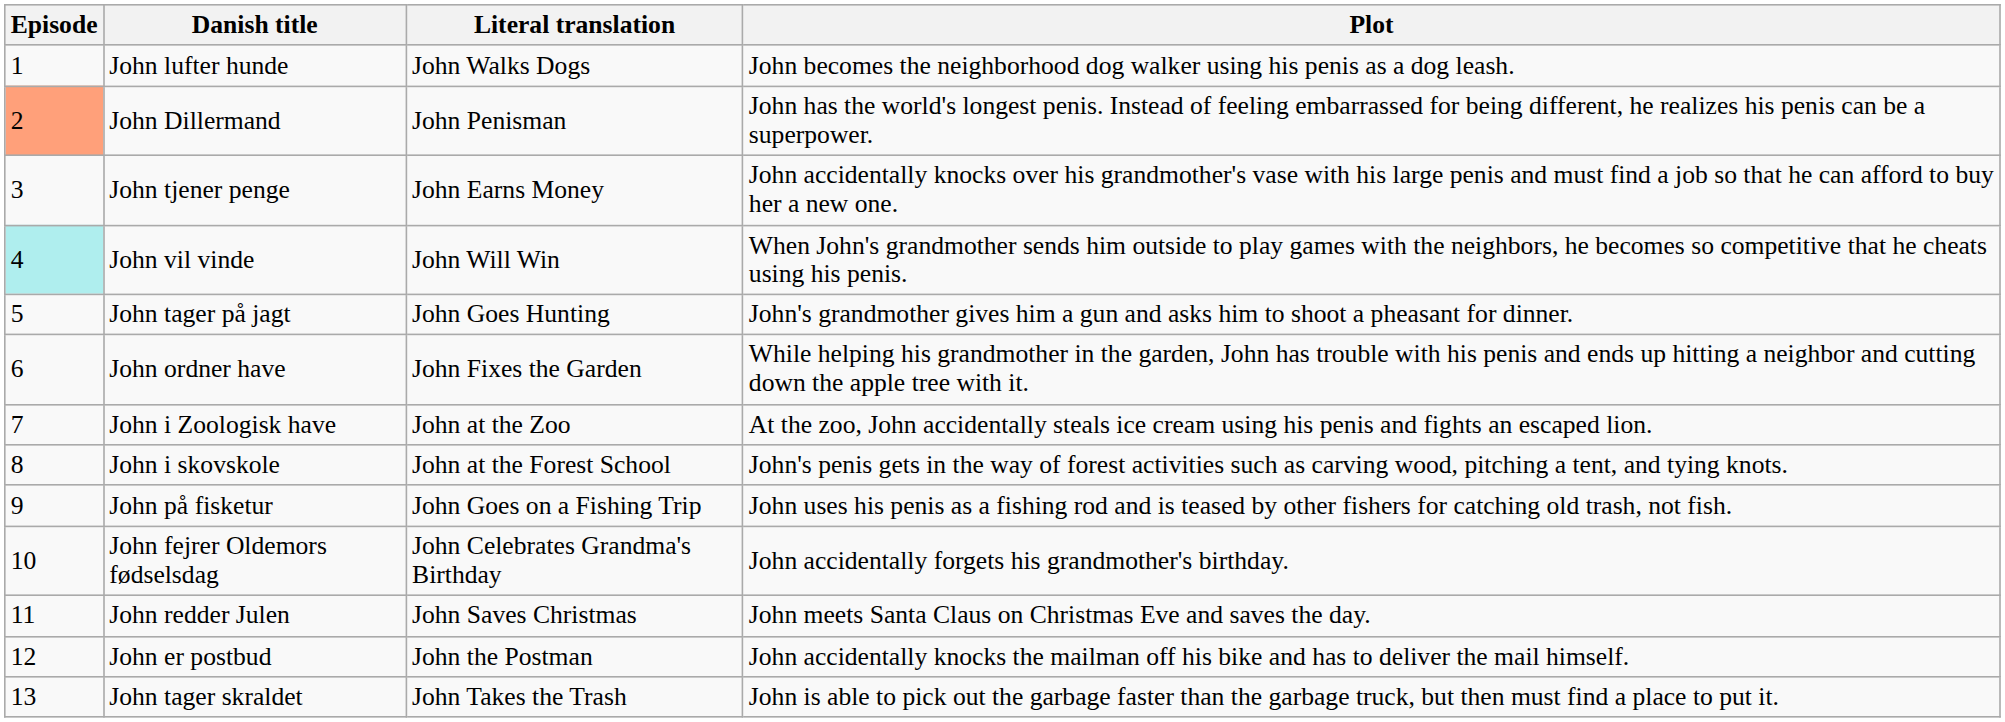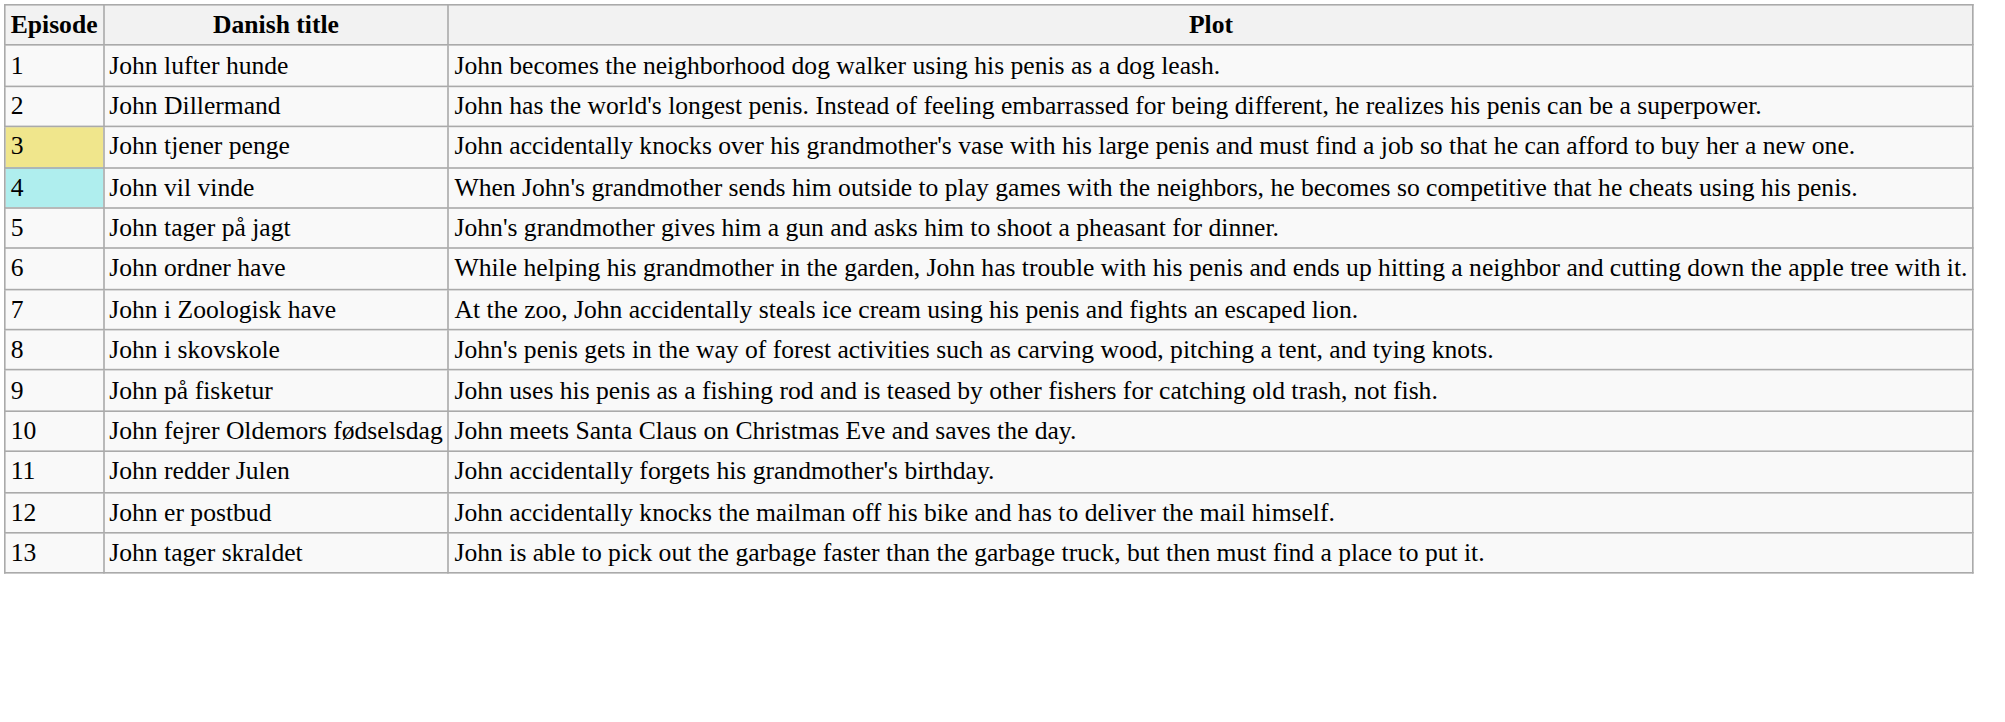- column: (575, 24)
(17, 120) lightsalmon background -> (17, 106) no background
(17, 189) no background -> (17, 146) khaki background
(1019, 560) John accidentally forgets his grandmother's birthday. -> (765, 430) John meets Santa Claus on Christmas Eve and saves the day.
(1060, 615) John meets Santa Claus on Christmas Eve and saves the day. -> (725, 471) John accidentally forgets his grandmother's birthday.
